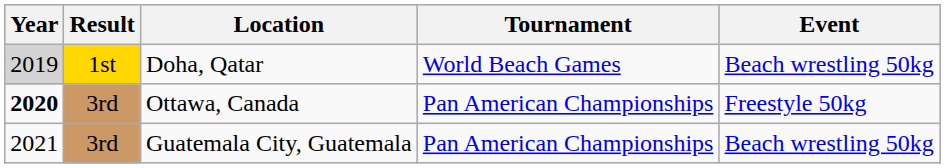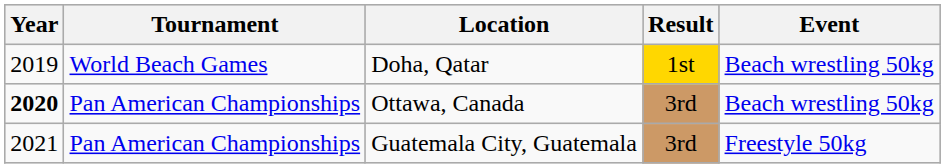columns swapped: (568, 24) <-> (102, 24)
(34, 64) lightgrey background -> (34, 64) no background
(796, 103) Freestyle 50kg -> (829, 103) Beach wrestling 50kg
(829, 143) Beach wrestling 50kg -> (796, 143) Freestyle 50kg
